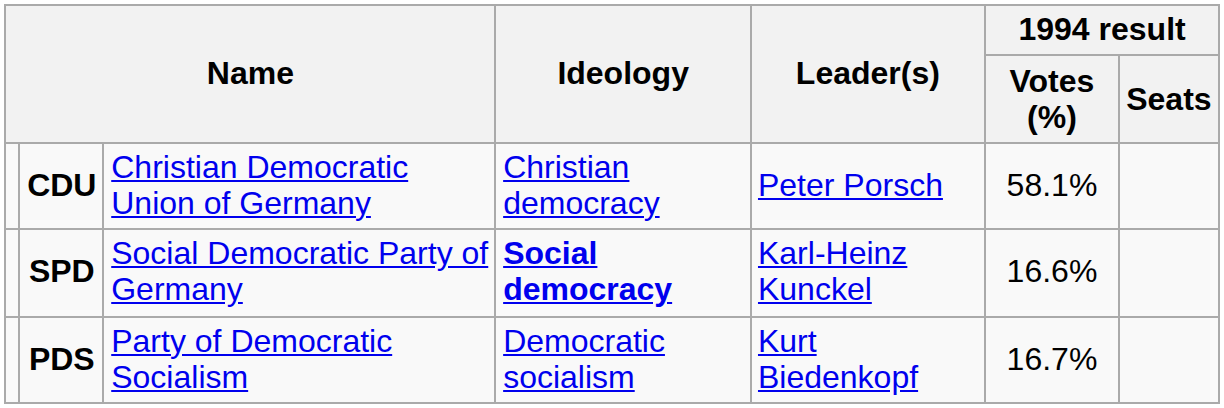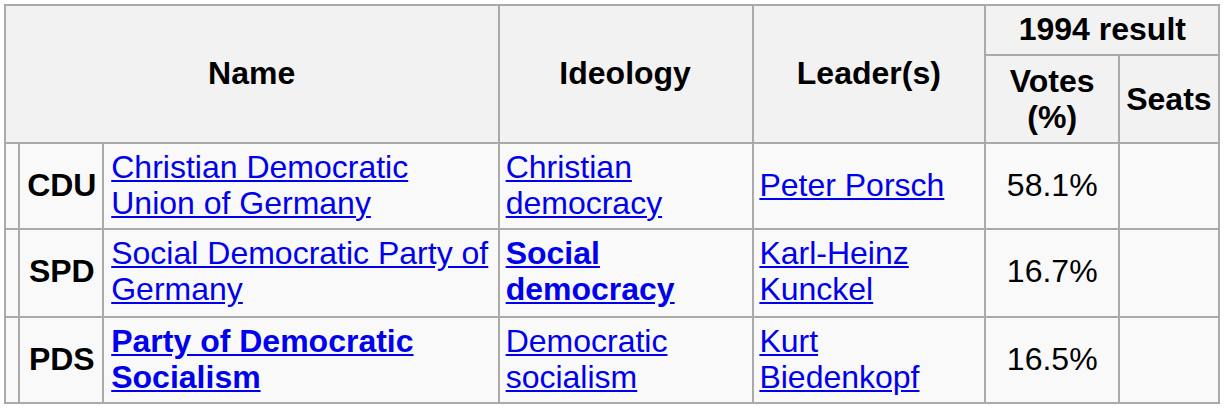(1052, 272) 16.6% -> (1052, 272) 16.7%
(252, 358) normal -> (262, 358) bold
(1052, 358) 16.7% -> (1052, 358) 16.5%
